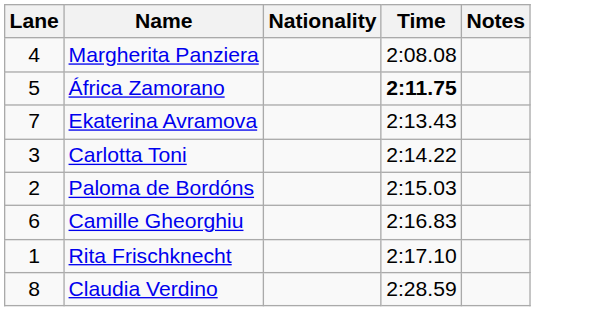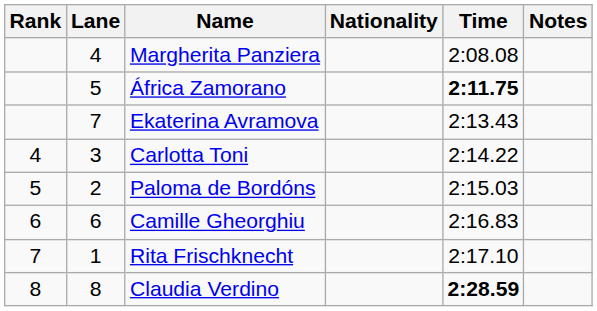+ column: (35, 21)
(421, 289) normal -> (483, 289) bold
